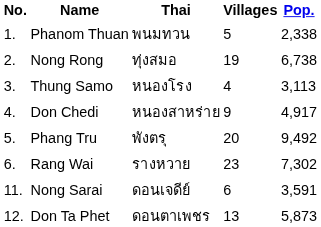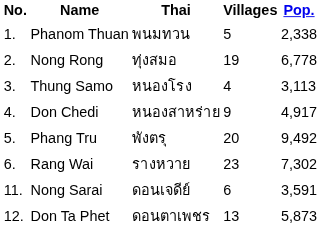(299, 59) 6,738 -> (299, 59) 6,778
